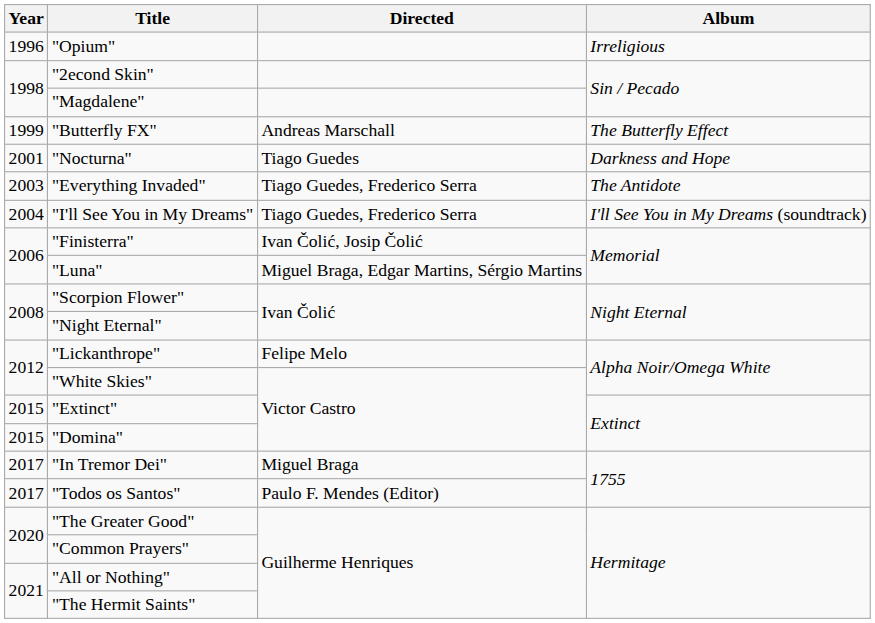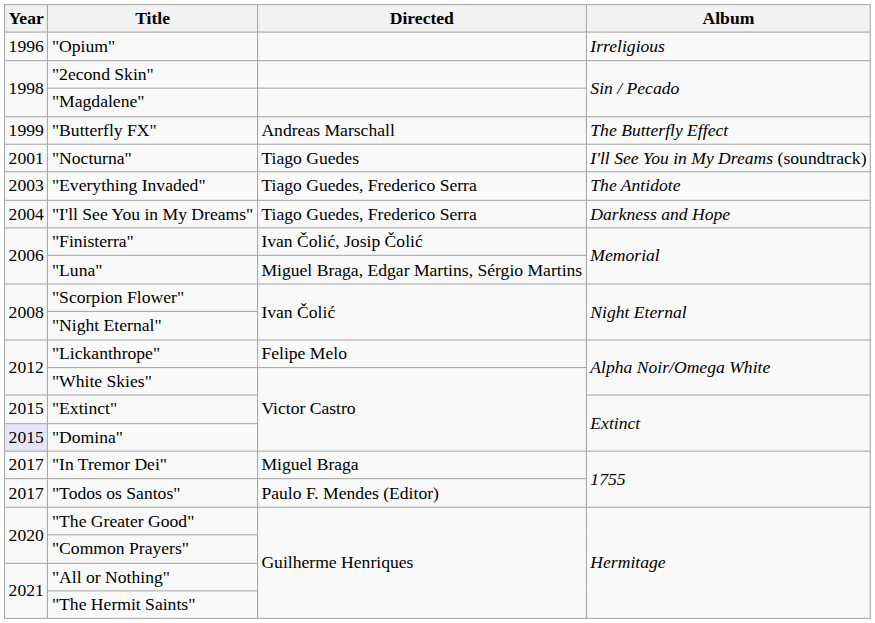(660, 158) Darkness and Hope -> (728, 158) I'll See You in My Dreams (soundtrack)
(728, 213) I'll See You in My Dreams (soundtrack) -> (660, 213) Darkness and Hope
(26, 437) no background -> (26, 437) lavender background
